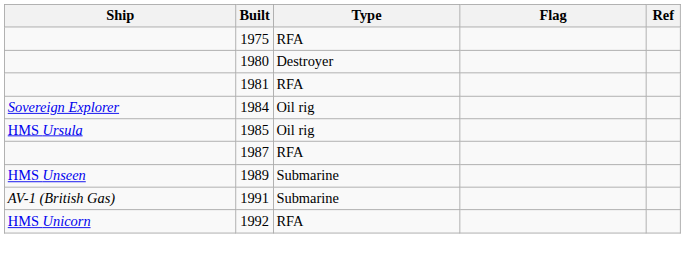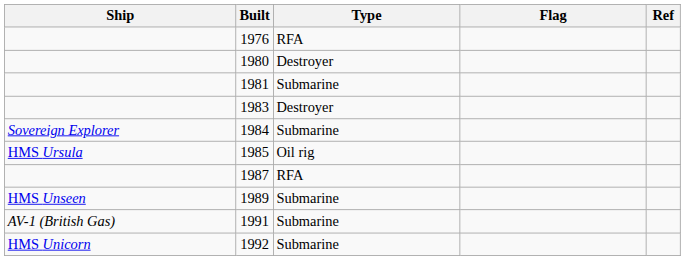- row: (255, 38)
+ row: (255, 38)
(290, 84) RFA -> (308, 84) Submarine
+ row: (255, 107)
(295, 107) Oil rig -> (308, 130) Submarine
(290, 221) RFA -> (308, 244) Submarine
